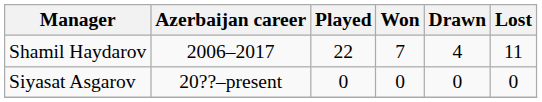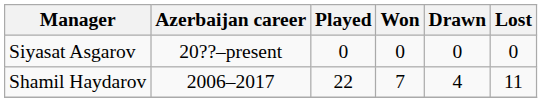rows swapped: (78, 50) <-> (72, 81)
